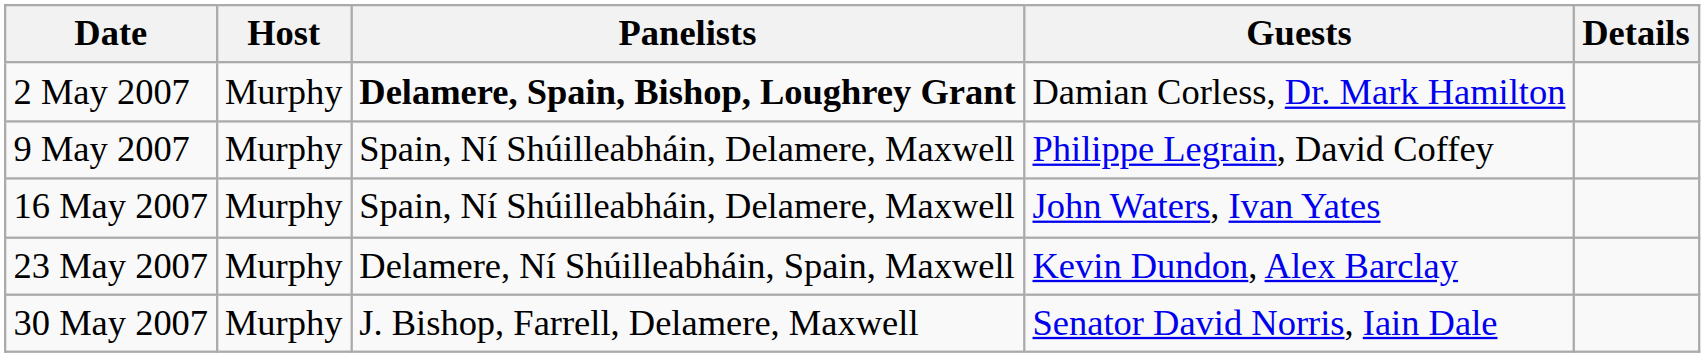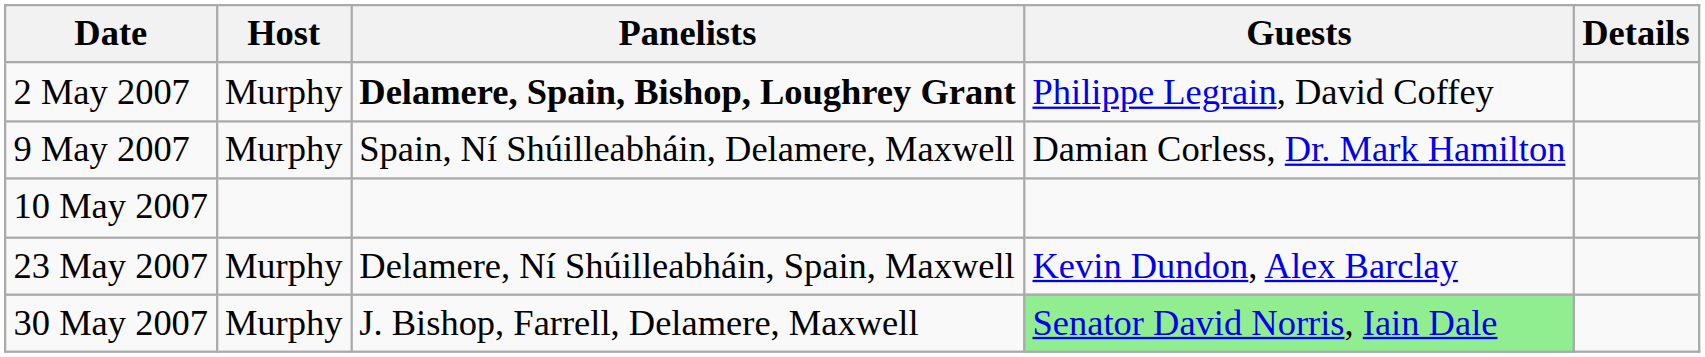(1299, 91) Damian Corless, Dr. Mark Hamilton -> (1263, 91) Philippe Legrain, David Coffey
(1263, 149) Philippe Legrain, David Coffey -> (1299, 149) Damian Corless, Dr. Mark Hamilton
+ row: (111, 206)
- row: (111, 206)
(1265, 322) no background -> (1265, 322) lightgreen background
